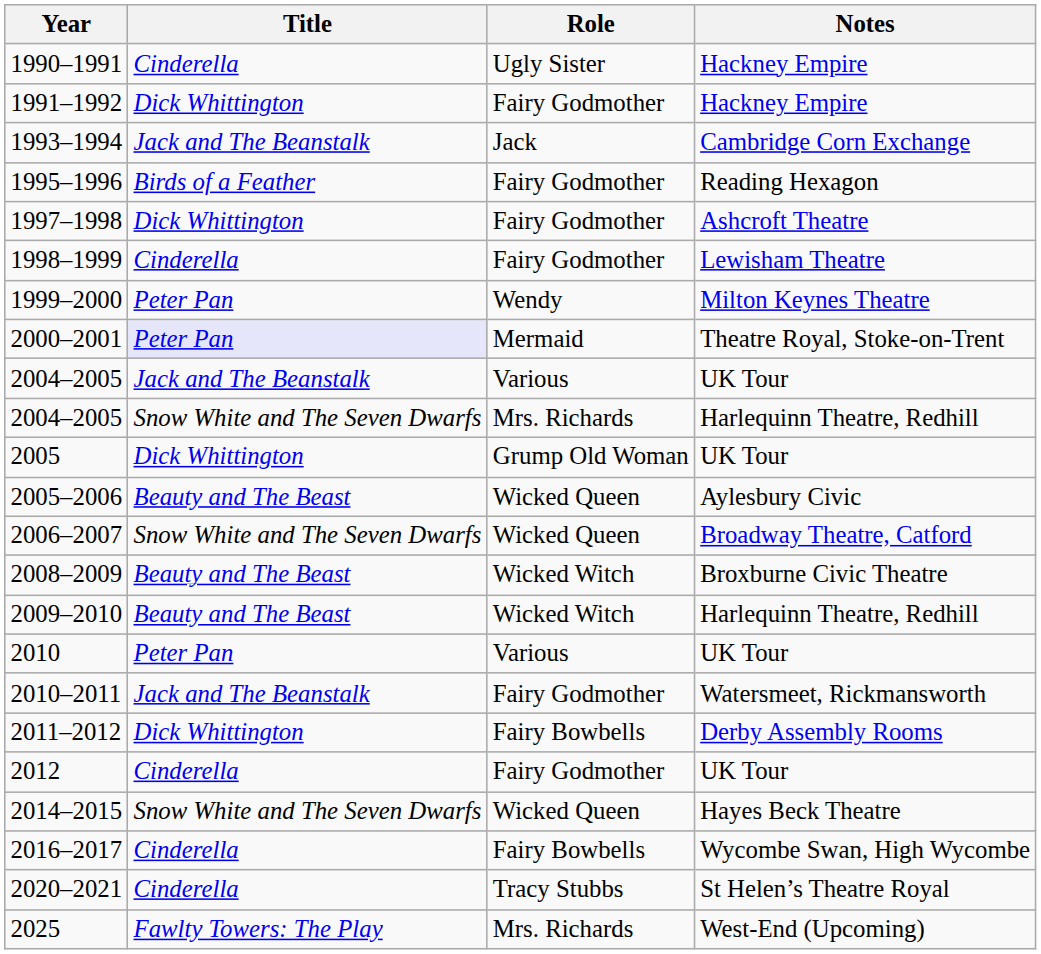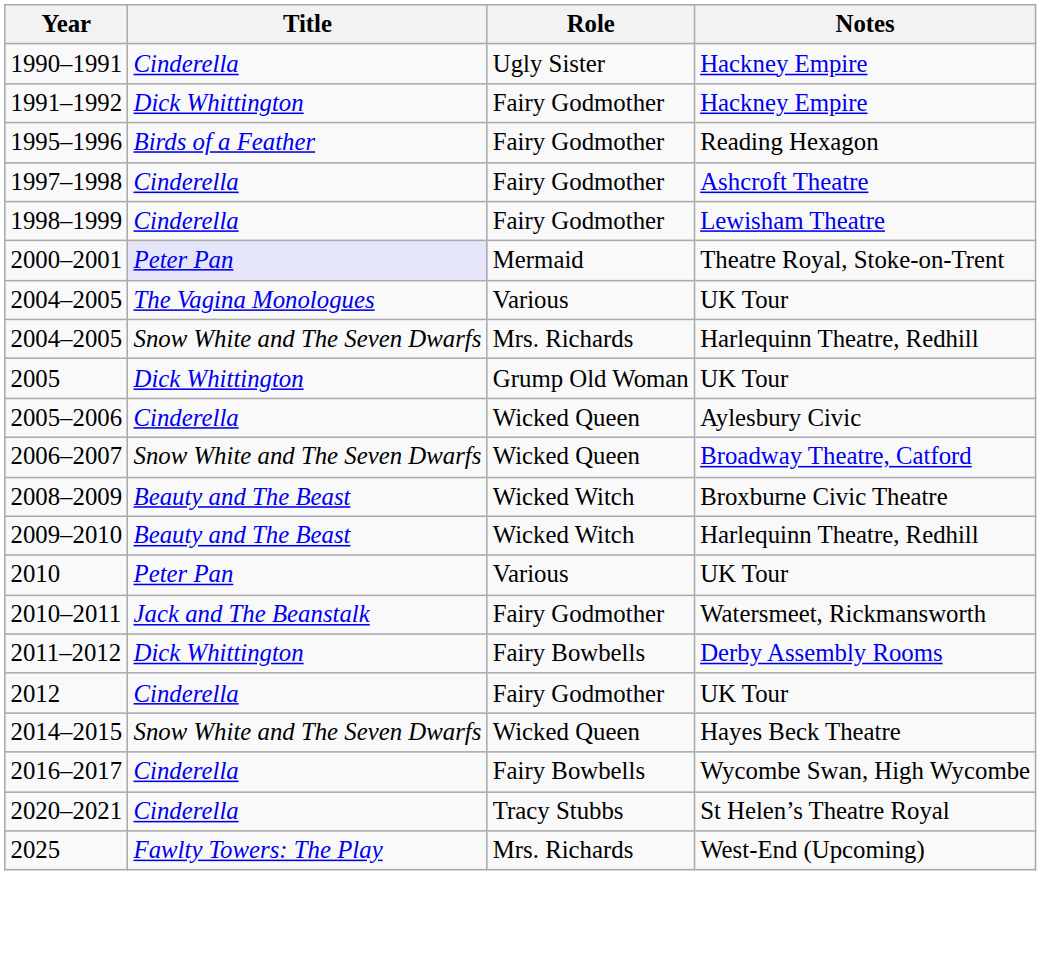- row: (66, 142)
(219, 220) Dick Whittington -> (186, 181) Cinderella
- row: (66, 299)
(252, 378) Jack and The Beanstalk -> (254, 299) The Vagina Monologues
(242, 496) Beauty and The Beast -> (186, 417) Cinderella
